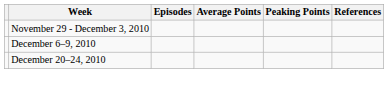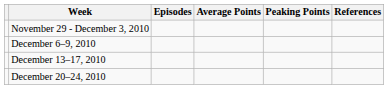+ row: (58, 60)
